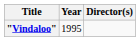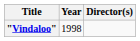(71, 28) 1995 -> (71, 28) 1998
